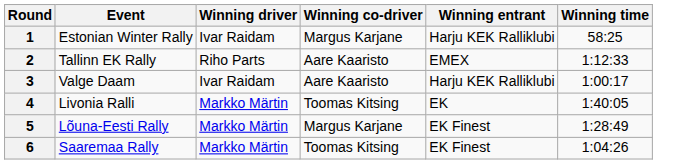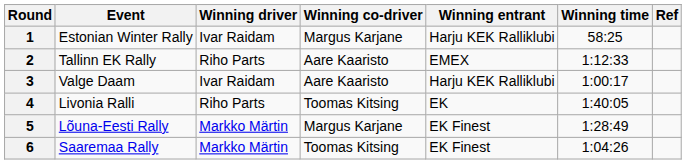+ column: (667, 15)
(244, 103) Markko Märtin -> (232, 103) Riho Parts
